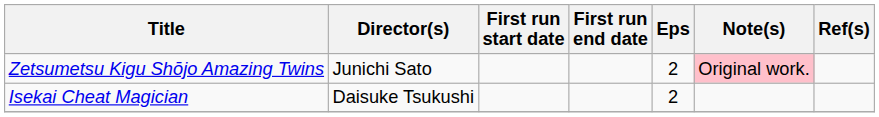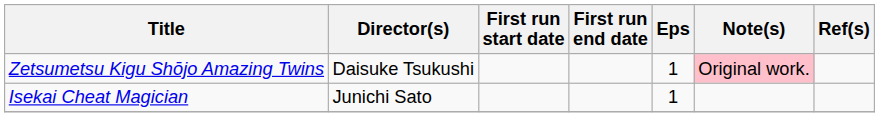(382, 68) Junichi Sato -> (403, 68) Daisuke Tsukushi
(673, 68) 2 -> (673, 68) 1
(403, 97) Daisuke Tsukushi -> (382, 97) Junichi Sato
(673, 97) 2 -> (673, 97) 1
